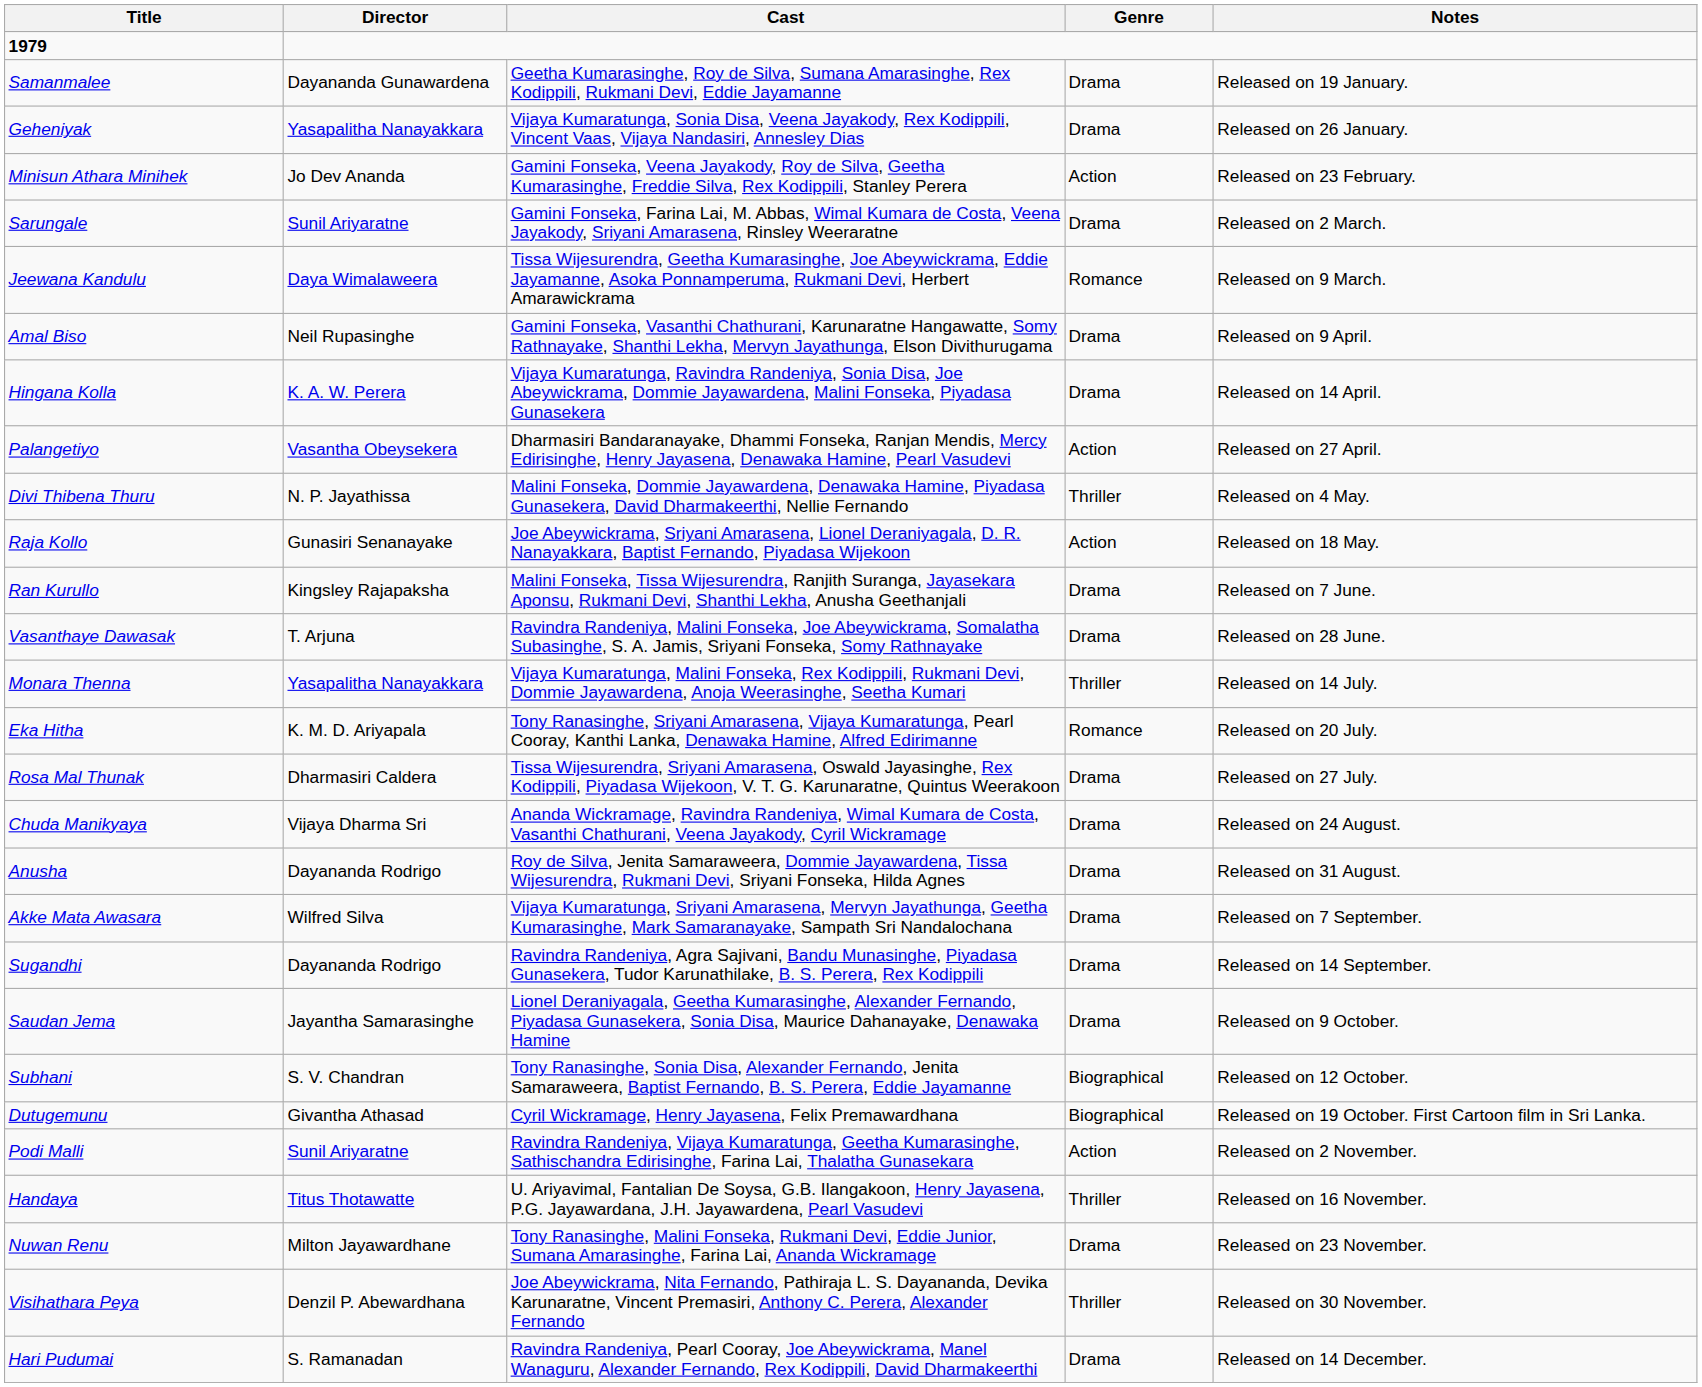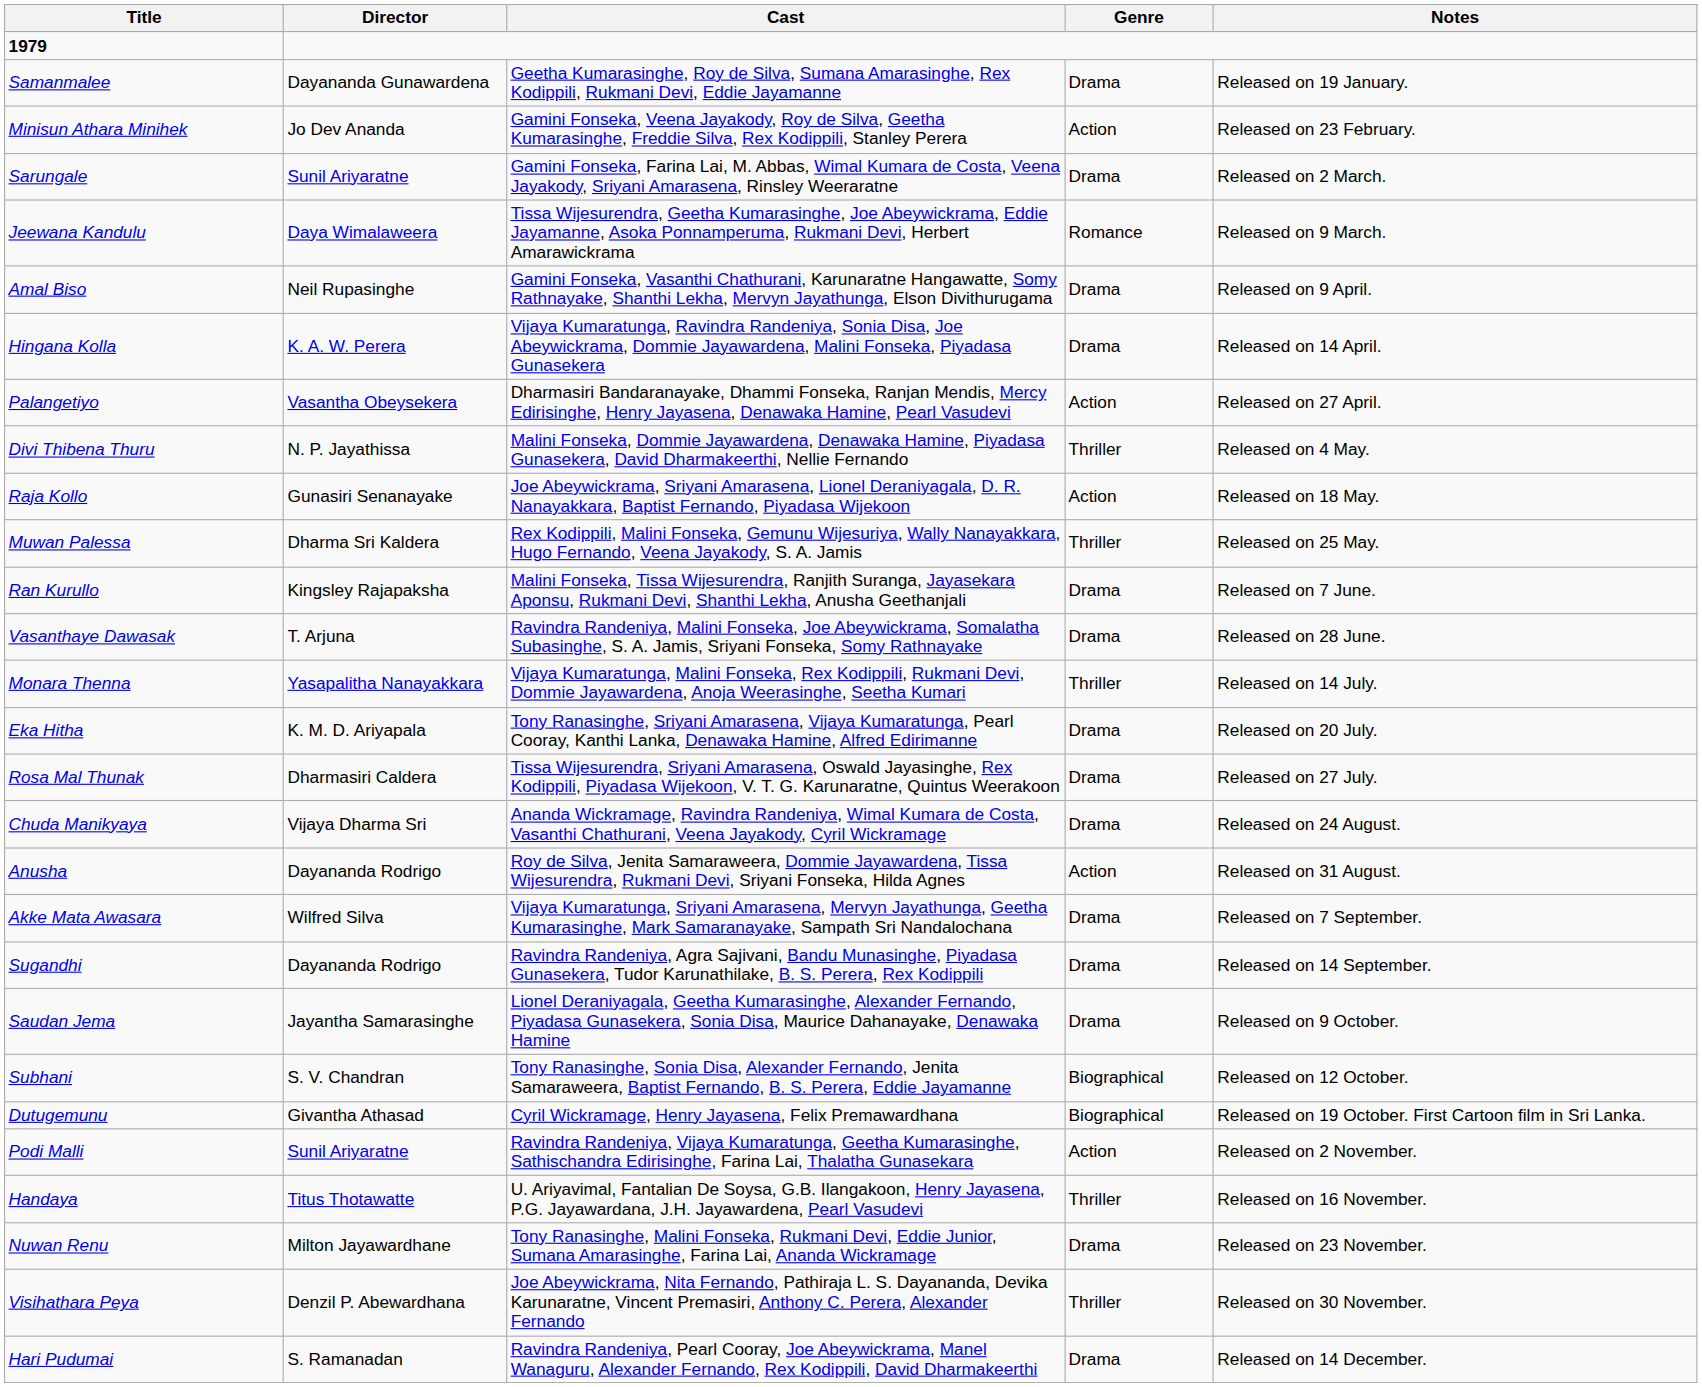- row: (50, 129)
+ row: (70, 543)
(1106, 730) Romance -> (1094, 730) Drama
(1094, 871) Drama -> (1093, 871) Action
